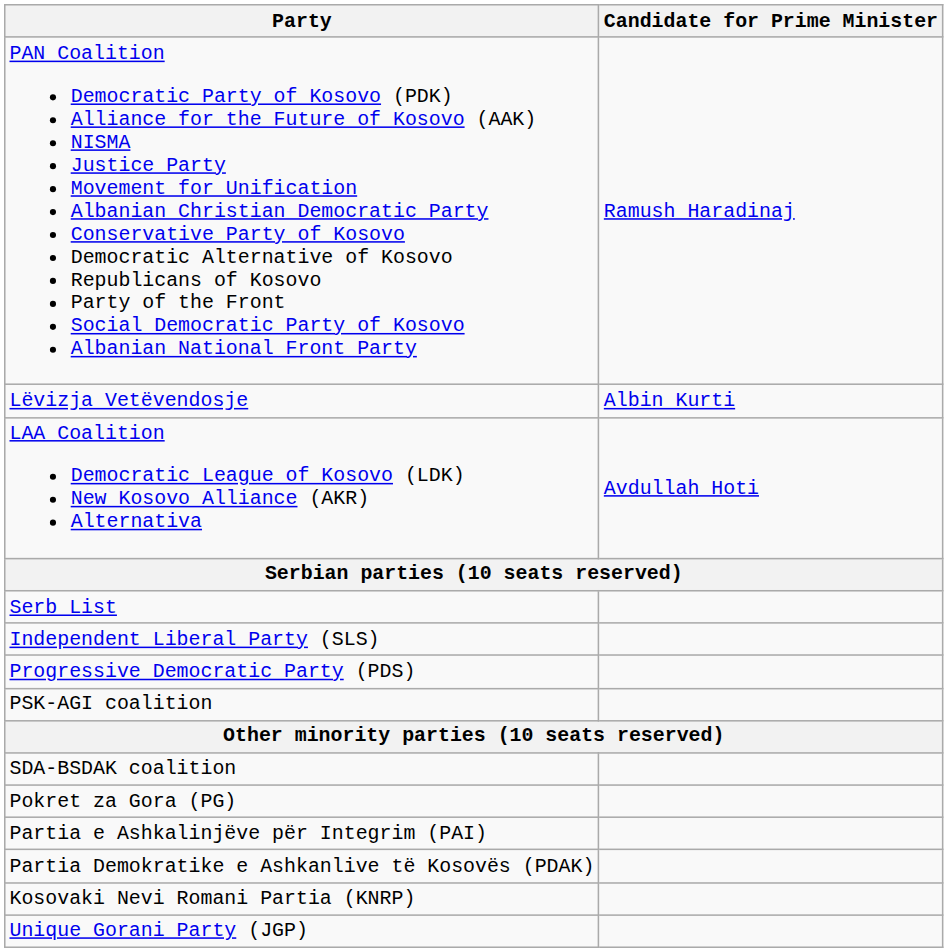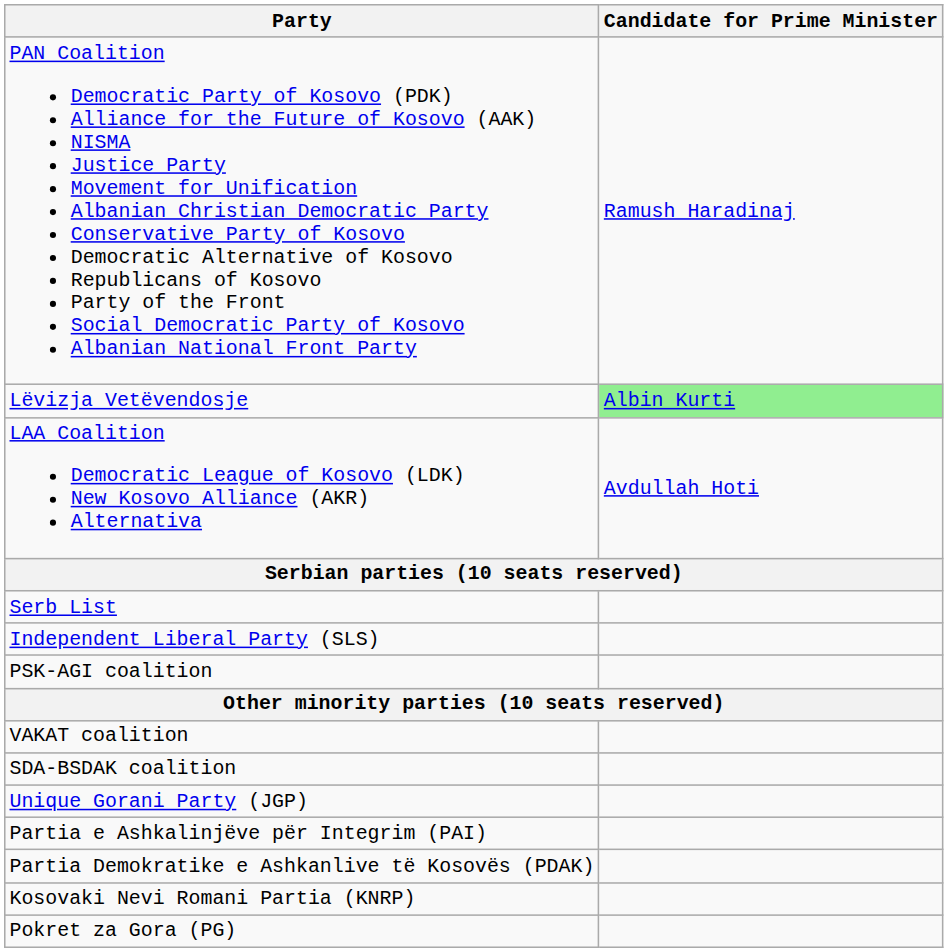(669, 401) no background -> (669, 401) lightgreen background
- row: (212, 672)
+ row: (99, 737)
rows swapped: (159, 931) <-> (123, 801)
